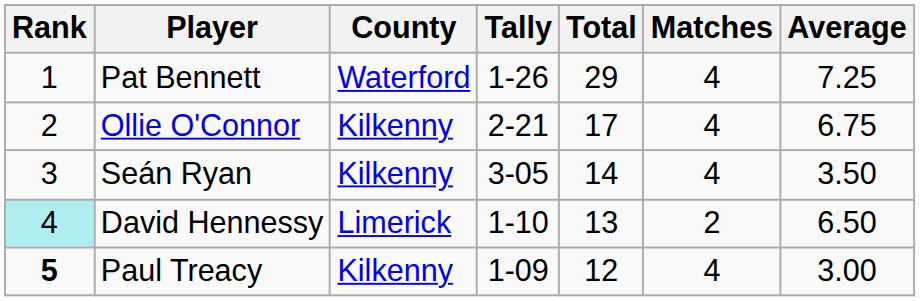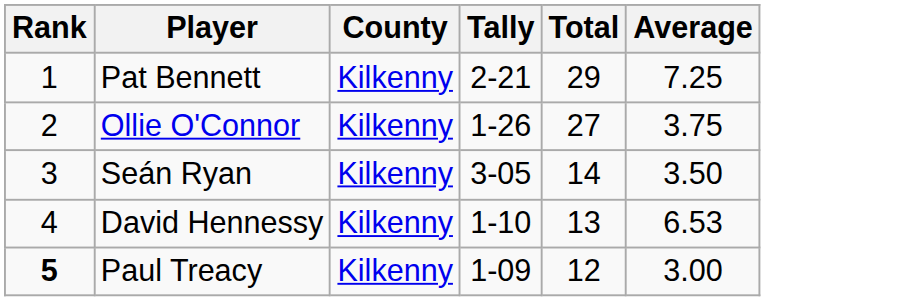- column: (712, 28)
(404, 77) Waterford -> (395, 77) Kilkenny
(518, 77) 1-26 -> (501, 77) 2-21
(518, 125) 2-21 -> (501, 125) 1-26
(601, 125) 17 -> (584, 125) 27
(847, 125) 6.75 -> (693, 125) 3.75
(49, 222) paleturquoise background -> (49, 222) no background
(394, 222) Limerick -> (395, 222) Kilkenny
(847, 222) 6.50 -> (693, 222) 6.53
